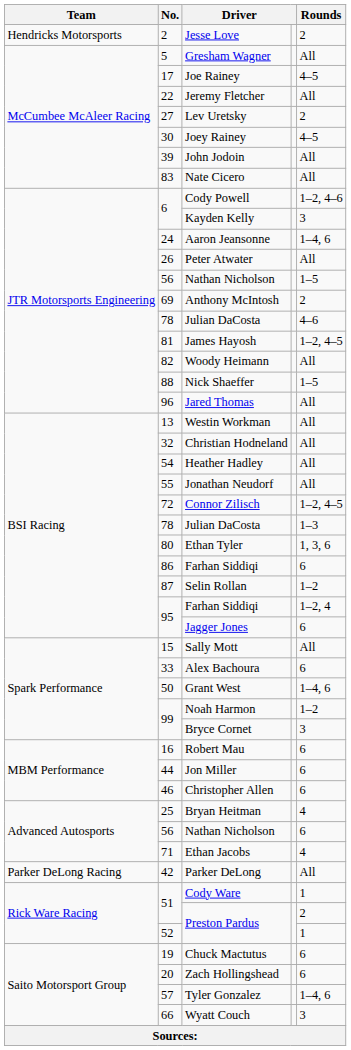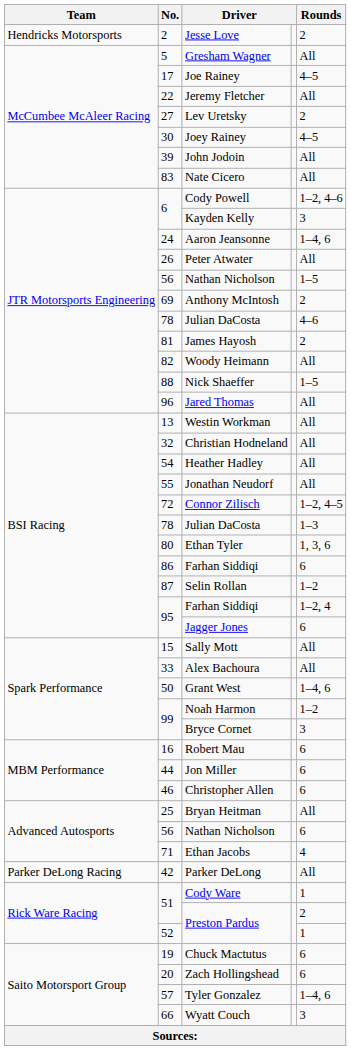(321, 340) 1–2, 4–5 -> (303, 340) 2
(303, 667) 6 -> (307, 667) All
(303, 810) 4 -> (307, 810) All
